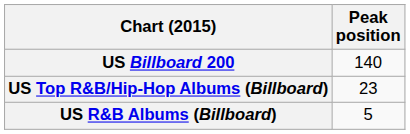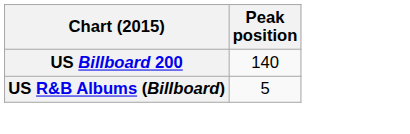- row: (168, 89)
